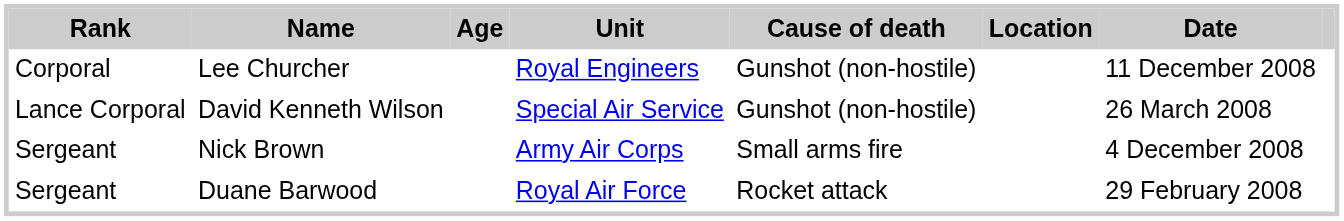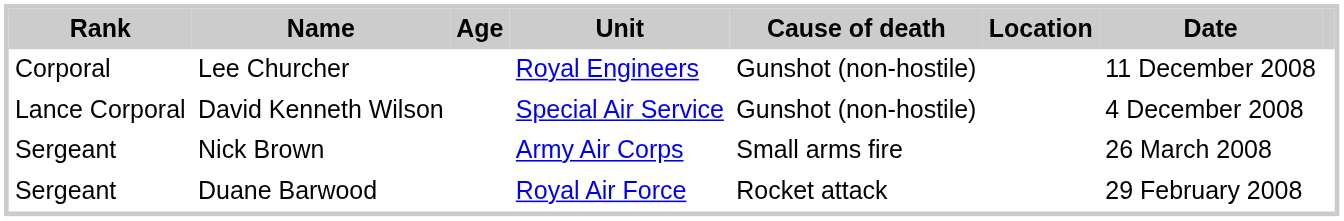(1189, 109) 26 March 2008 -> (1205, 109) 4 December 2008
(1205, 150) 4 December 2008 -> (1189, 150) 26 March 2008
